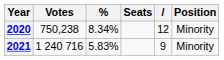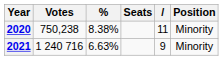(103, 30) 8.34% -> (103, 30) 8.38%
(163, 30) 12 -> (163, 30) 11
(103, 47) 5.83% -> (103, 47) 6.63%
